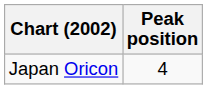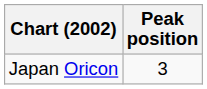(163, 68) 4 -> (163, 68) 3
